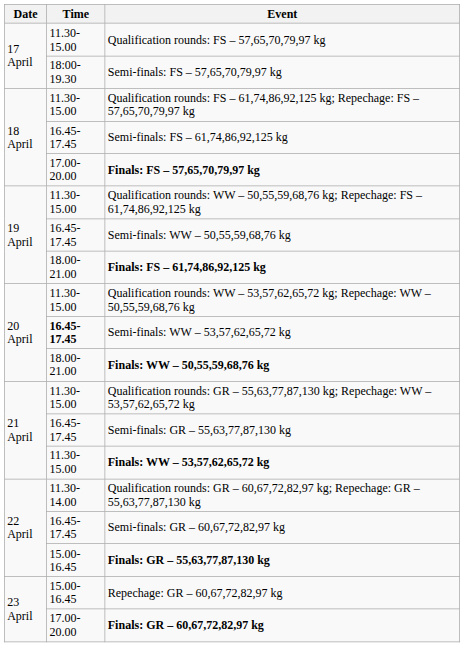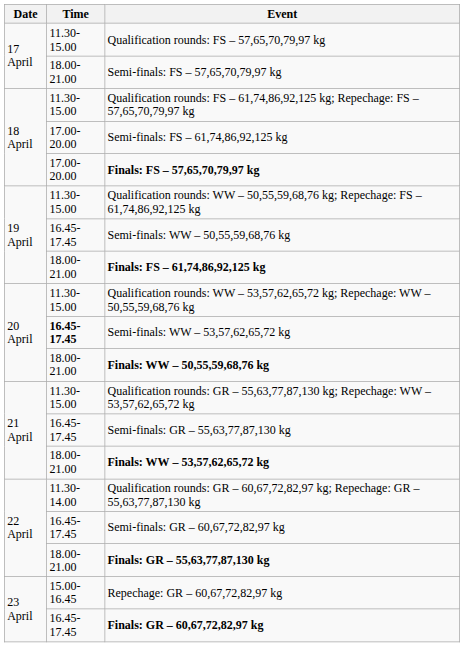(65, 72) 18:00-19.30 -> (65, 72) 18.00-21.00
(65, 137) 16.45-17.45 -> (65, 137) 17.00-20.00
(65, 462) 11.30-15.00 -> (65, 462) 18.00-21.00
(65, 560) 15.00-16.45 -> (65, 560) 18.00-21.00
(65, 625) 17.00-20.00 -> (65, 625) 16.45-17.45
